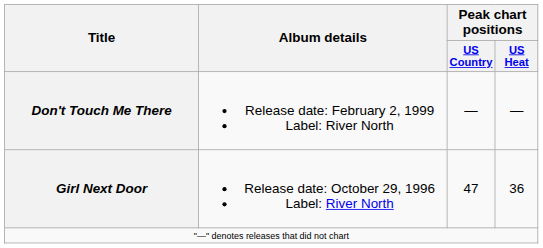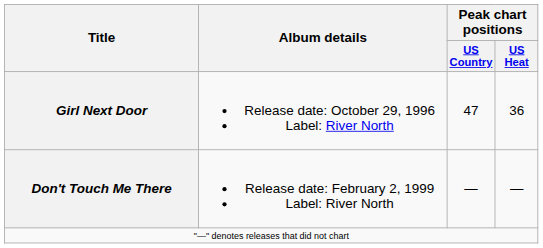rows swapped: (102, 189) <-> (102, 110)
